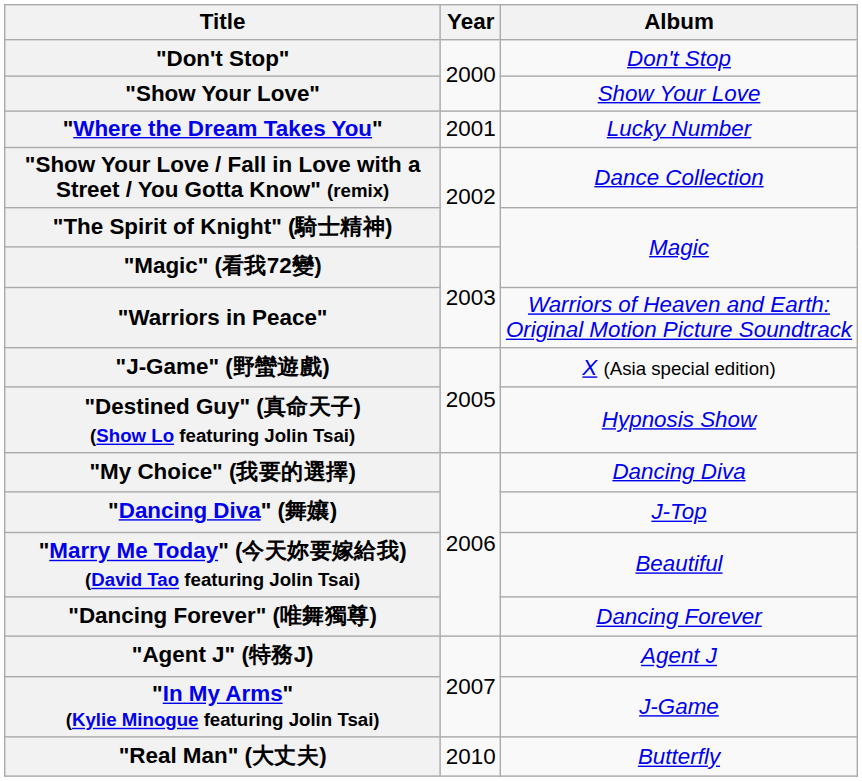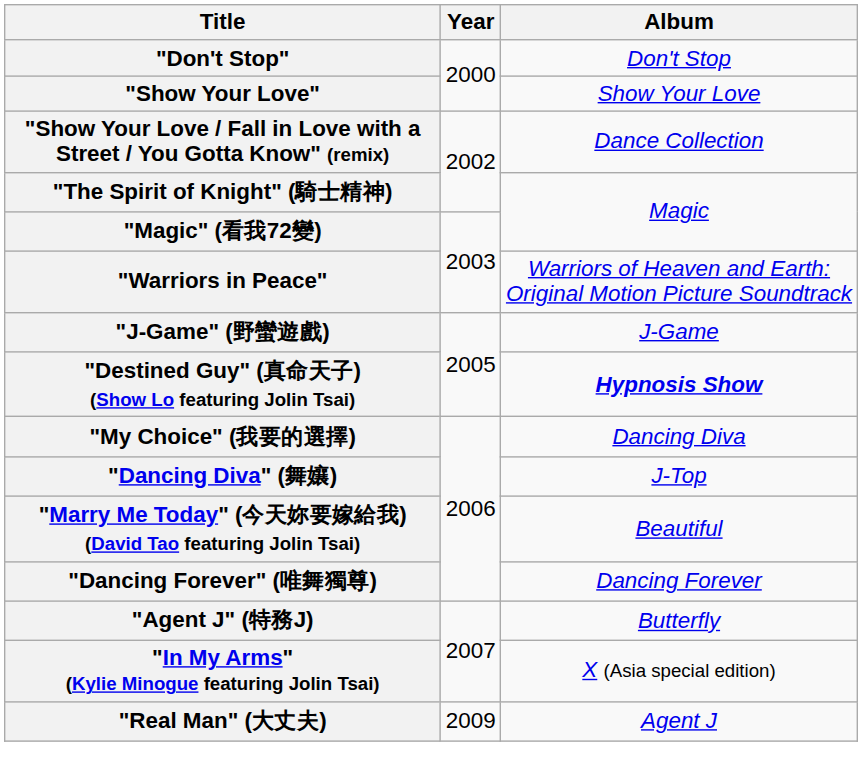- row: (223, 128)
(679, 367) X (Asia special edition) -> (679, 331) J-Game
(679, 419) normal -> (679, 384) bold
(679, 656) Agent J -> (679, 620) Butterfly
(679, 706) J-Game -> (679, 670) X (Asia special edition)
(471, 756) 2010 -> (471, 721) 2009
(679, 756) Butterfly -> (679, 721) Agent J
